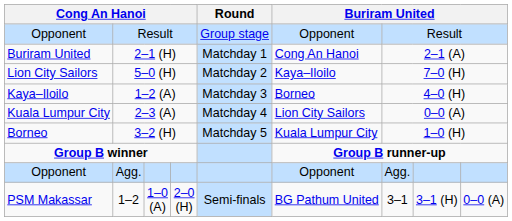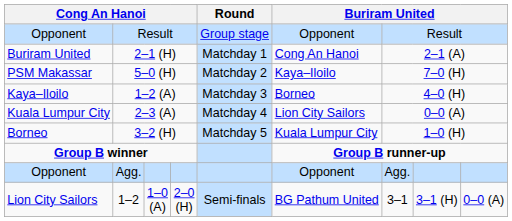(52, 73) Lion City Sailors -> (50, 73) PSM Makassar
(50, 199) PSM Makassar -> (52, 199) Lion City Sailors
